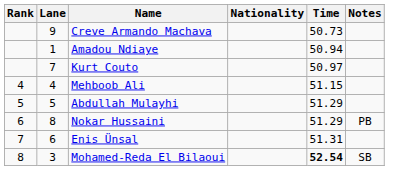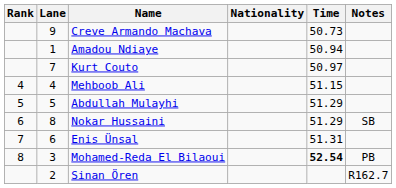(365, 121) PB -> (368, 121) SB
(365, 157) SB -> (368, 157) PB
+ row: (105, 175)
